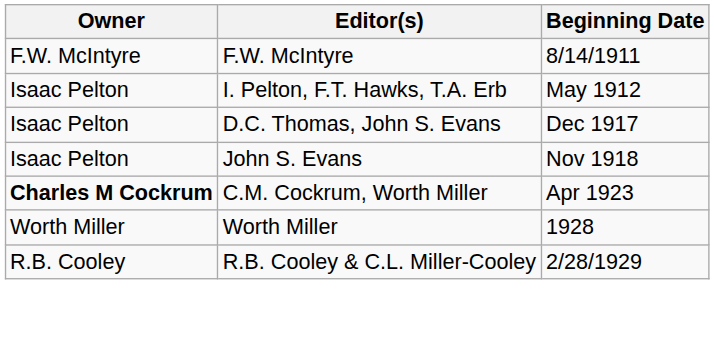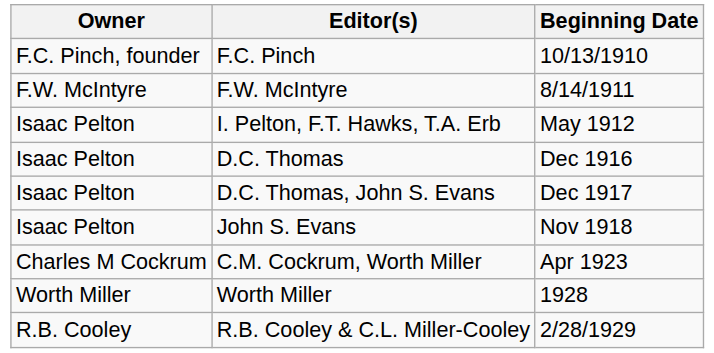+ row: (266, 55)
+ row: (280, 158)
(111, 192) bold -> (111, 261) normal
